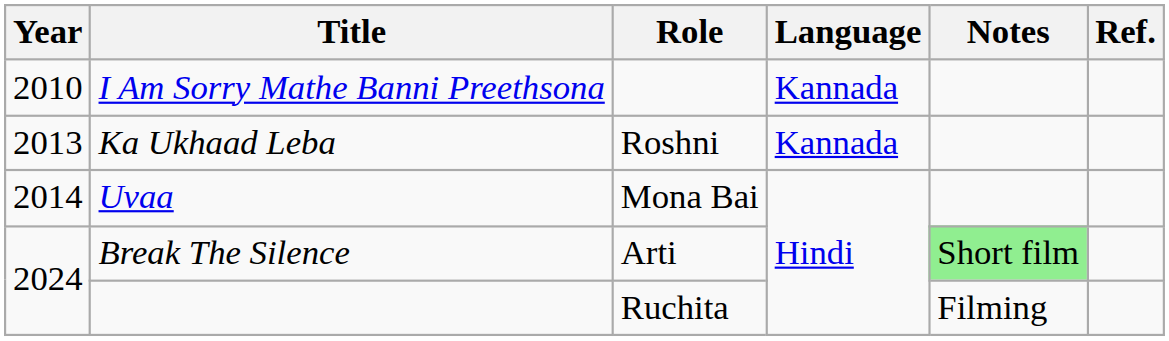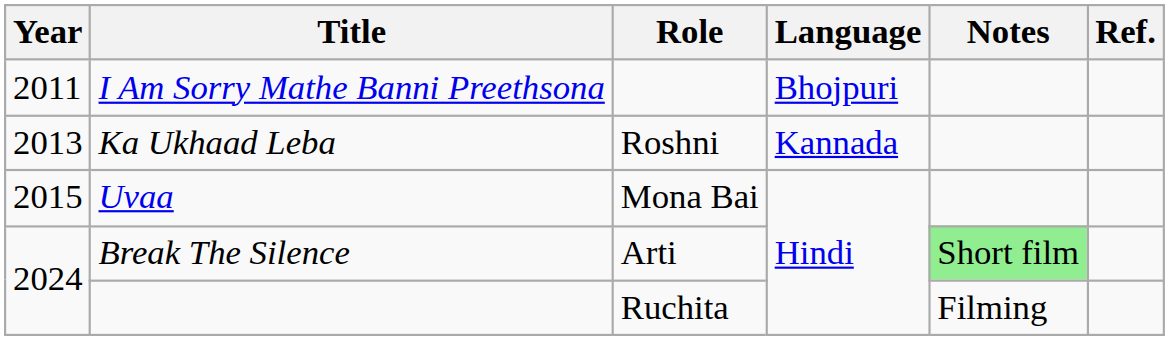(48, 87) 2010 -> (47, 87) 2011
(836, 87) Kannada -> (836, 87) Bhojpuri
(48, 197) 2014 -> (48, 197) 2015
